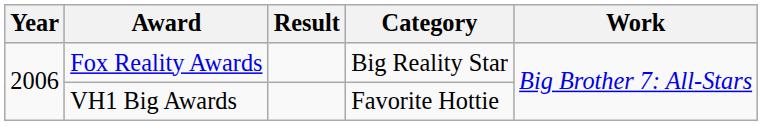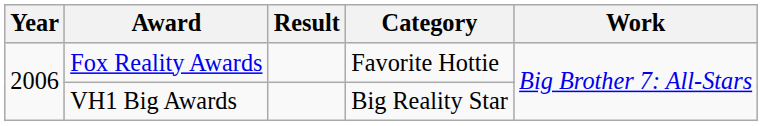(430, 62) Big Reality Star -> (425, 62) Favorite Hottie
(425, 100) Favorite Hottie -> (430, 100) Big Reality Star
